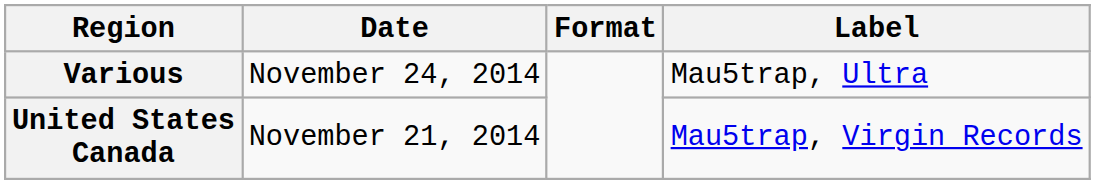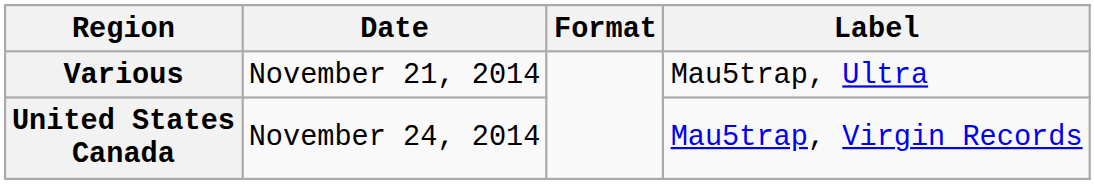(395, 75) November 24, 2014 -> (395, 75) November 21, 2014
(395, 138) November 21, 2014 -> (395, 138) November 24, 2014
